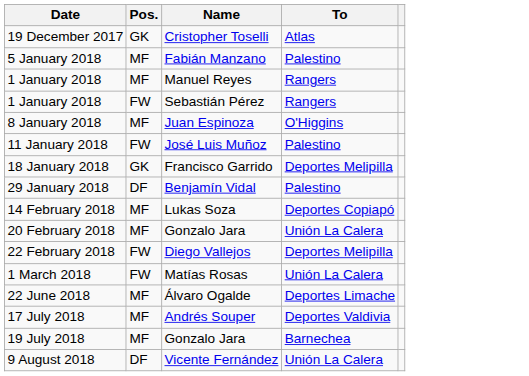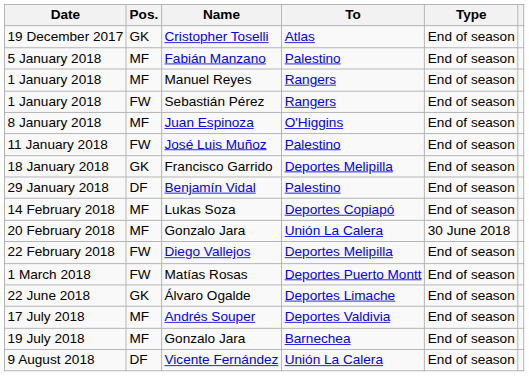+ column: (471, 15)
(334, 274) Unión La Calera -> (353, 274) Deportes Puerto Montt
(139, 295) MF -> (139, 295) GK
